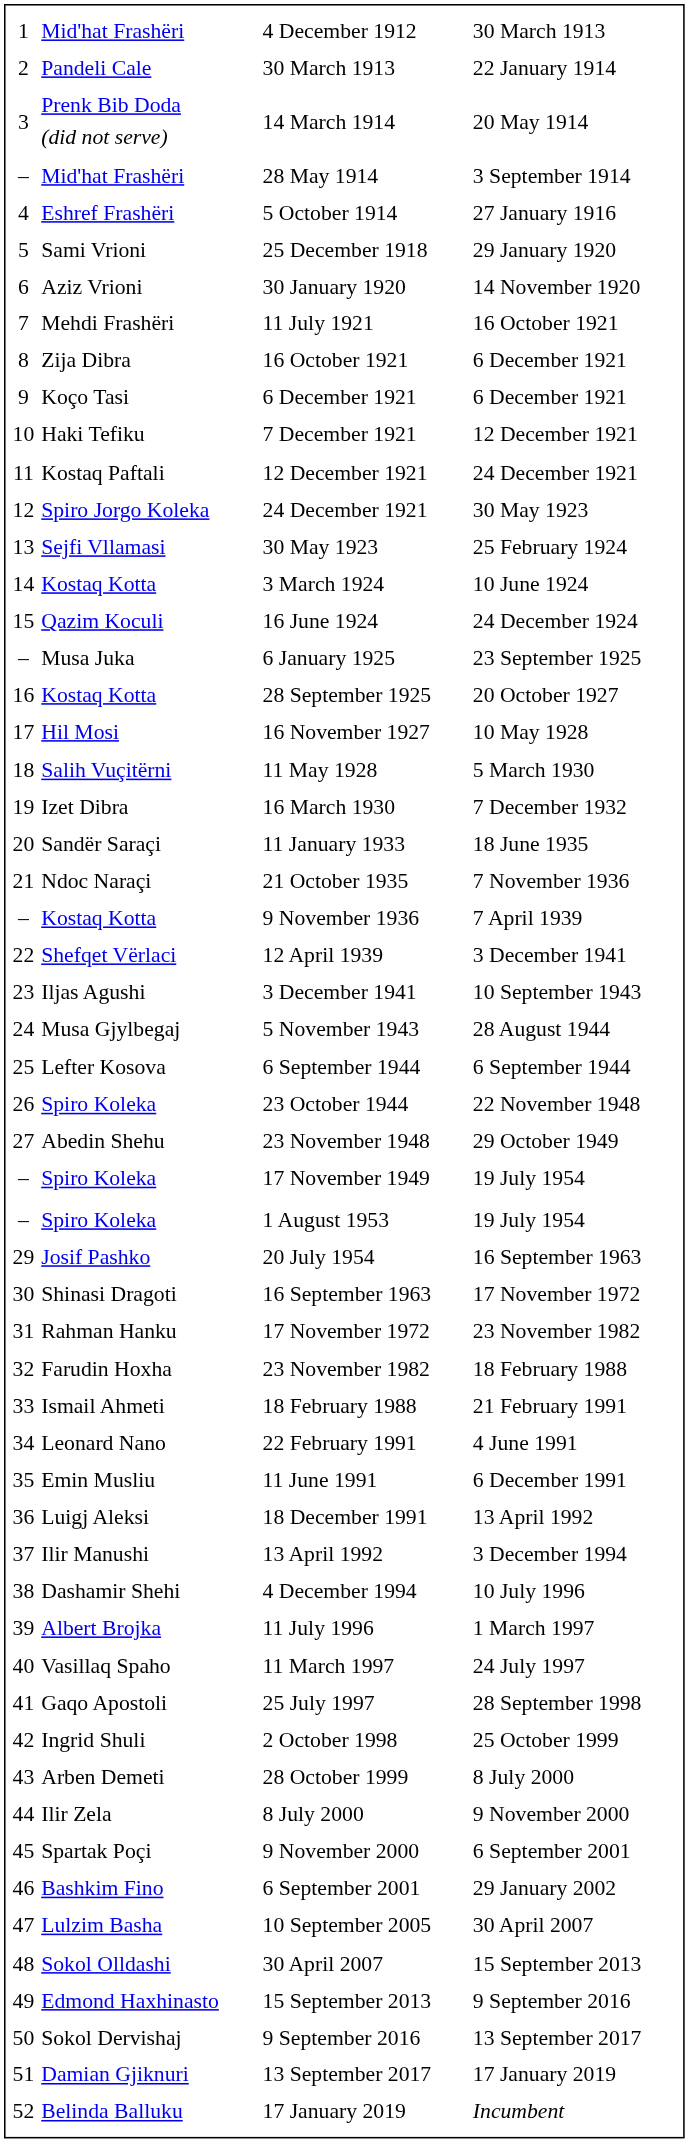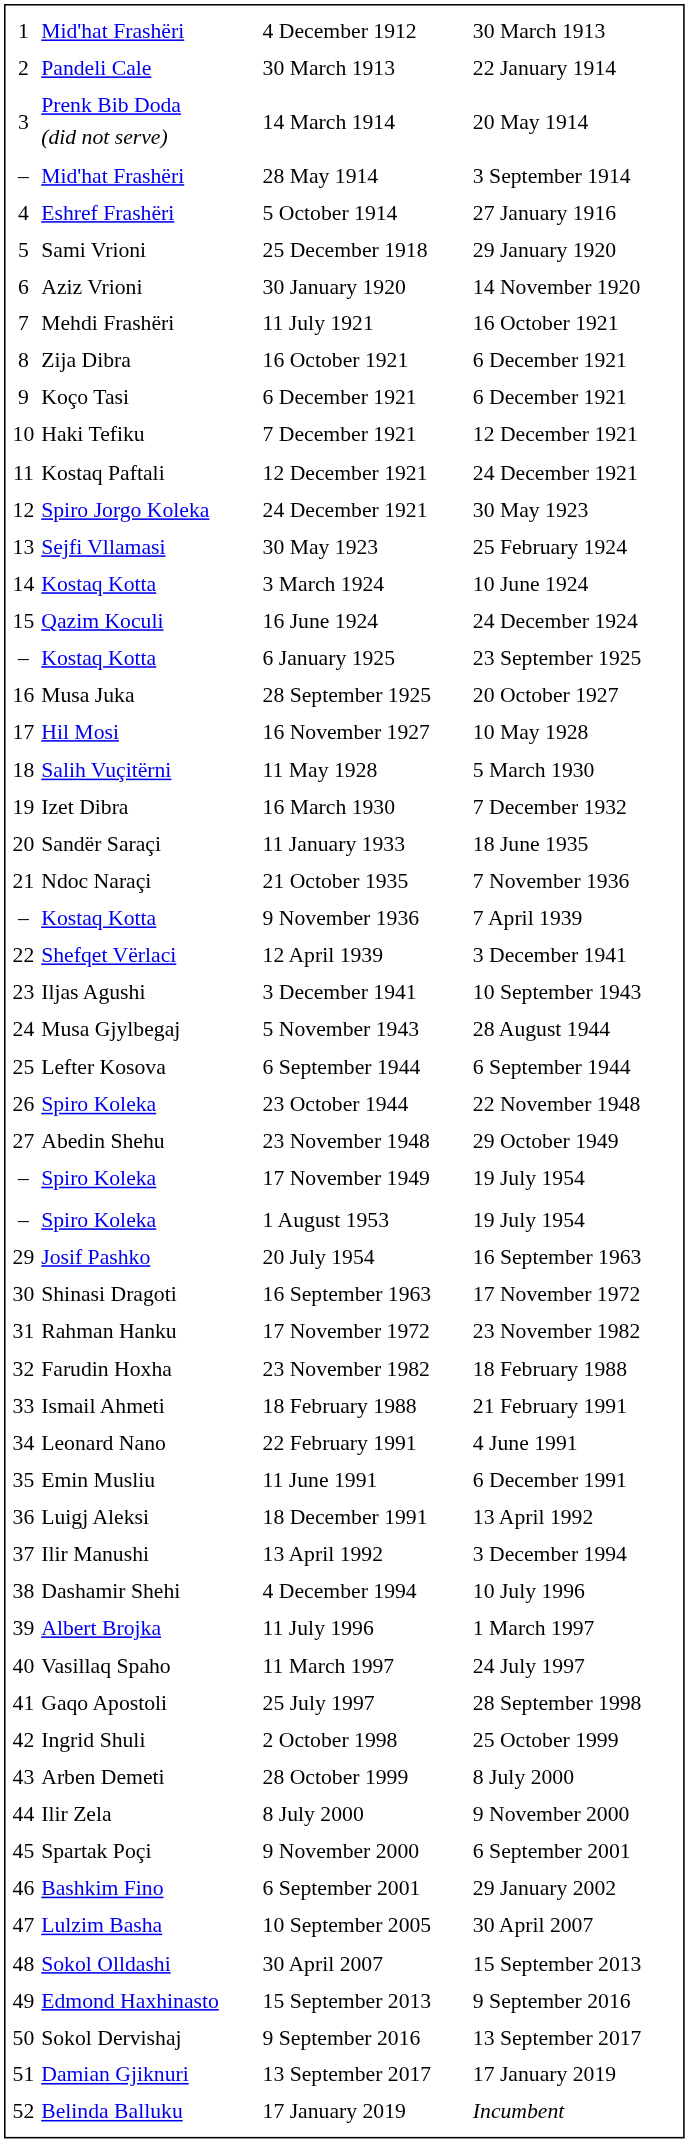(88, 657) Musa Juka -> (99, 657) Kostaq Kotta
(99, 694) Kostaq Kotta -> (88, 694) Musa Juka
